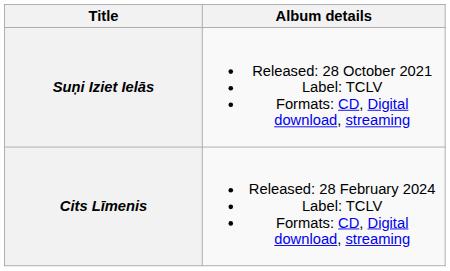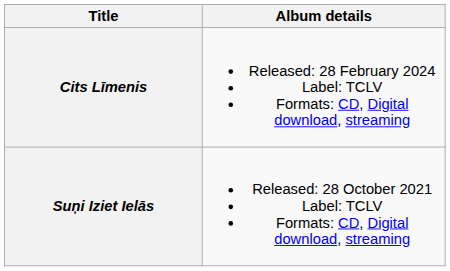rows swapped: (104, 87) <-> (104, 206)
